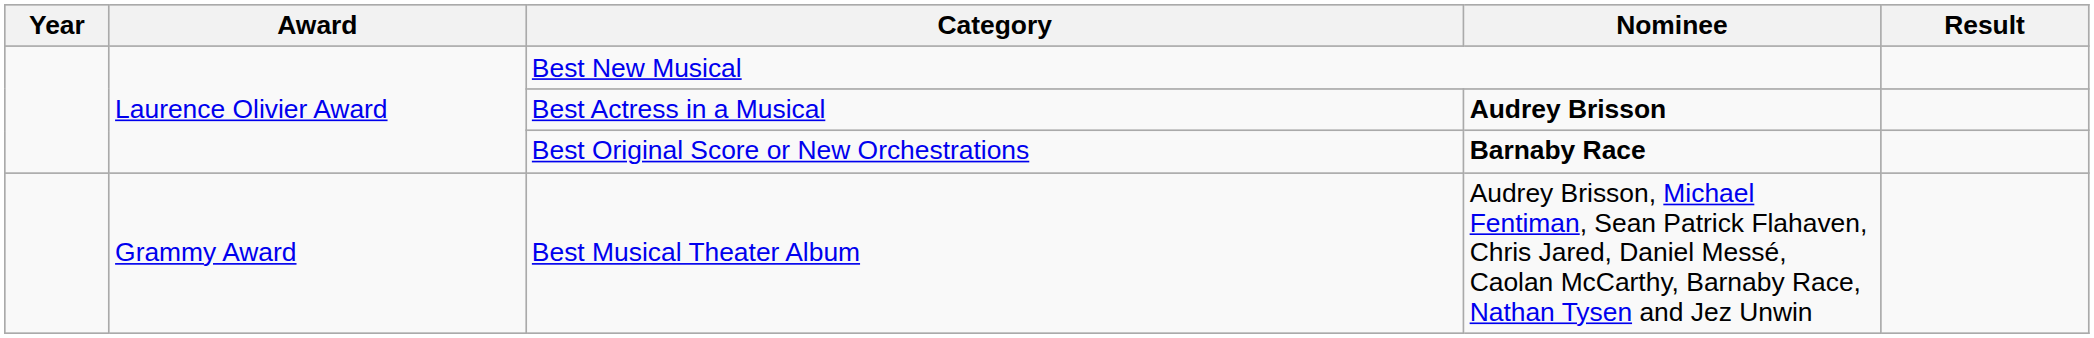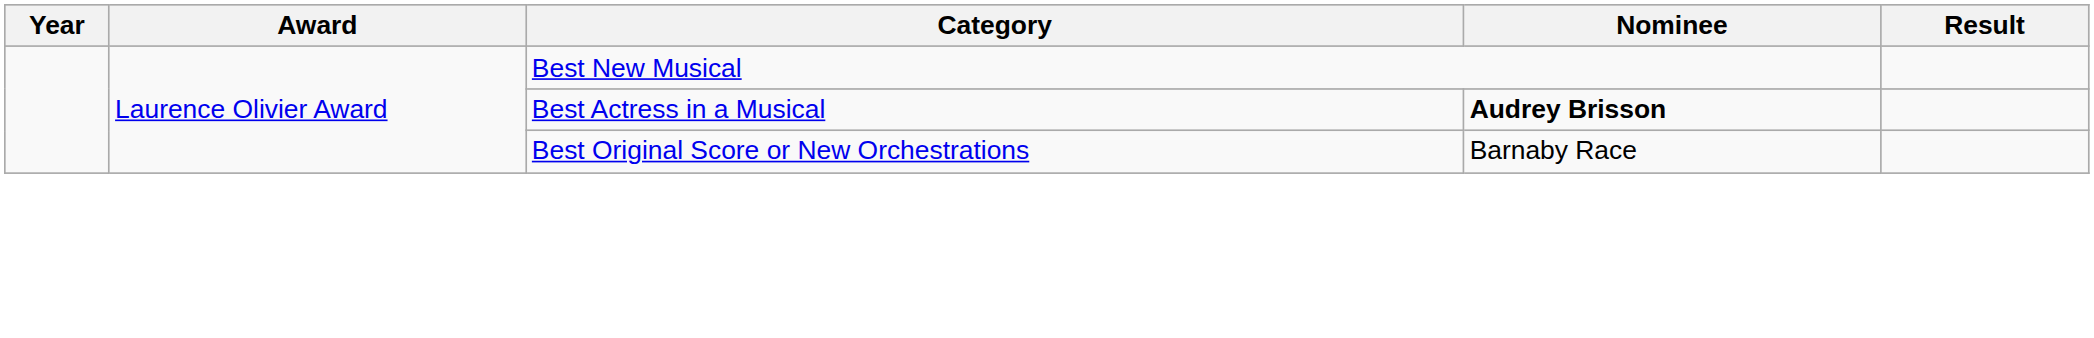(1558, 151) bold -> (1553, 151) normal
- row: (696, 252)
